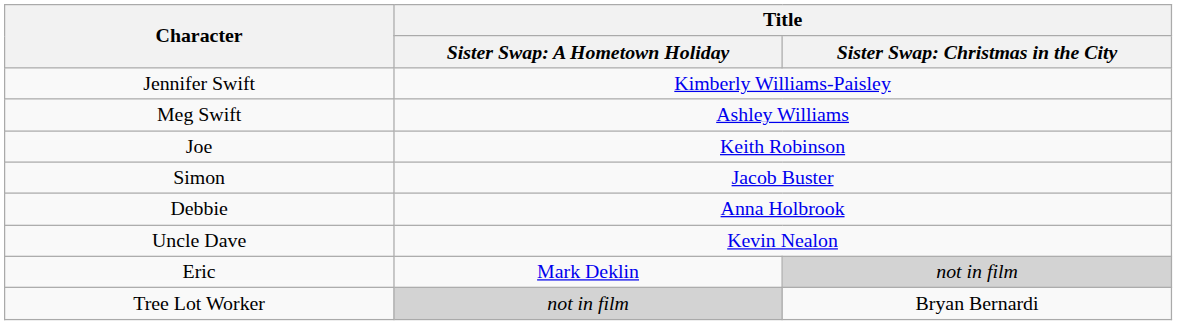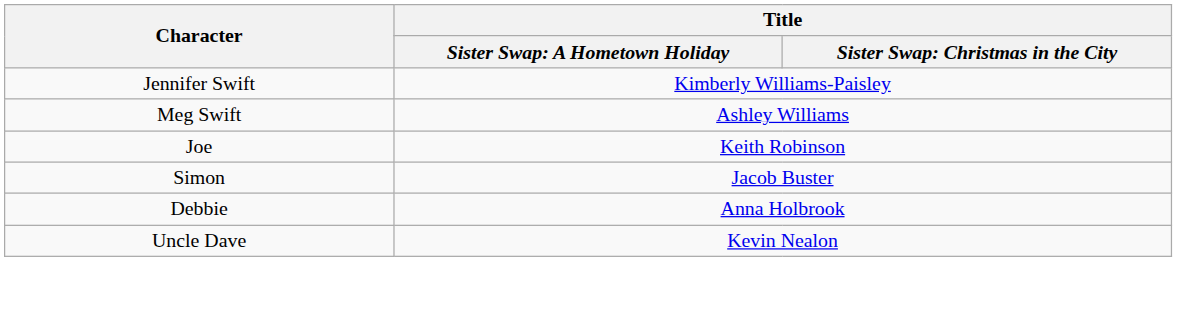- row: (199, 271)
- row: (199, 303)
